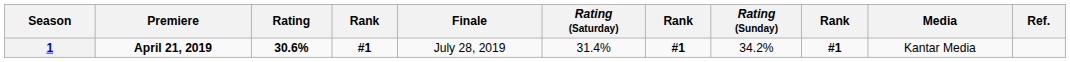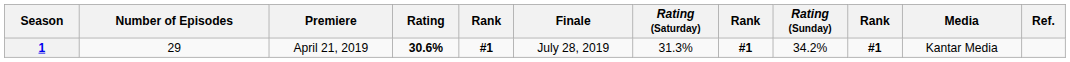+ column: (174, 22)
(173, 48) bold -> (331, 48) normal
(594, 48) 31.4% -> (676, 48) 31.3%
